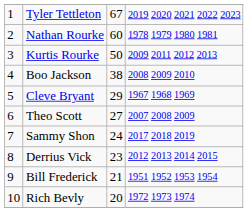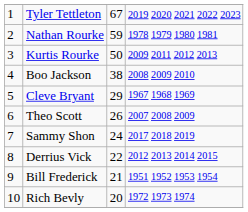(116, 34) 60 -> (116, 34) 59
(116, 116) 27 -> (116, 116) 26
(116, 156) 23 -> (116, 156) 22
